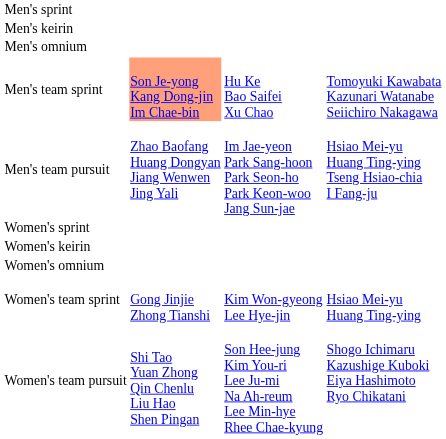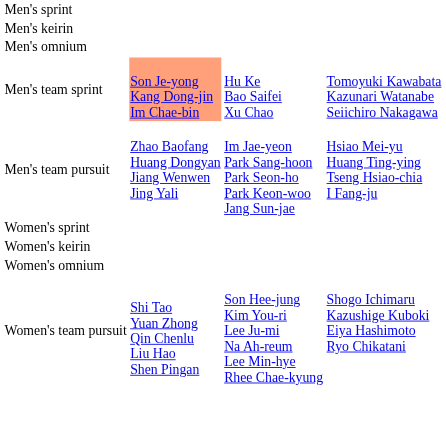- row: (62, 300)
